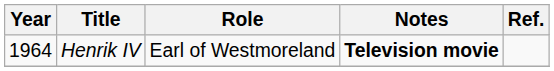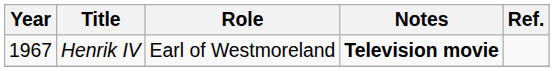(31, 50) 1964 -> (31, 50) 1967
